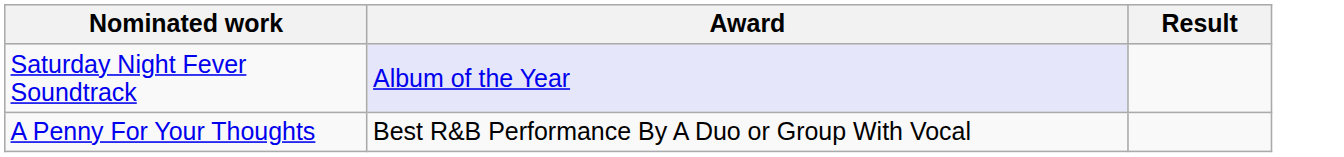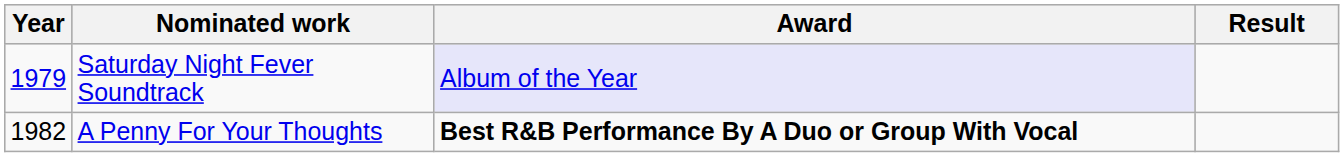+ column: (38, 24)
(672, 131) normal -> (759, 131) bold
